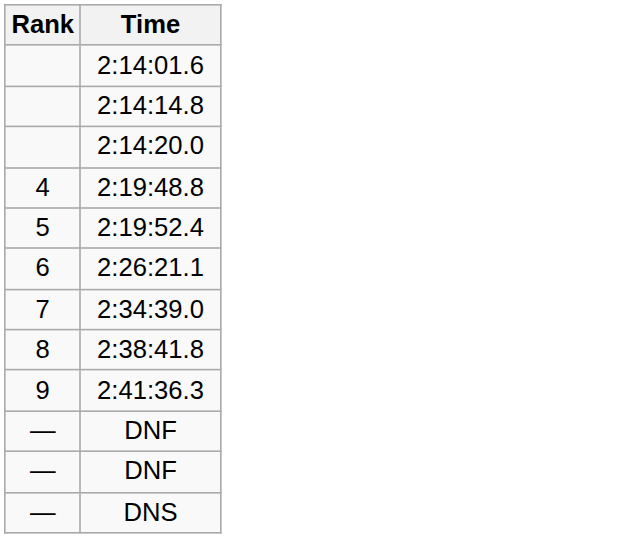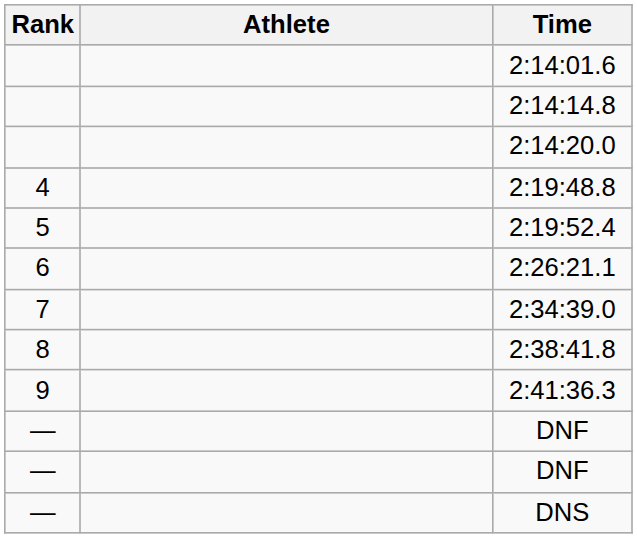+ column: (286, 24)
